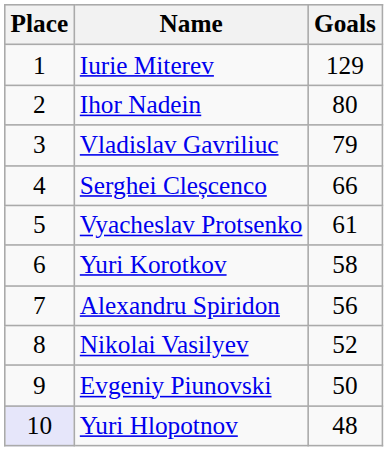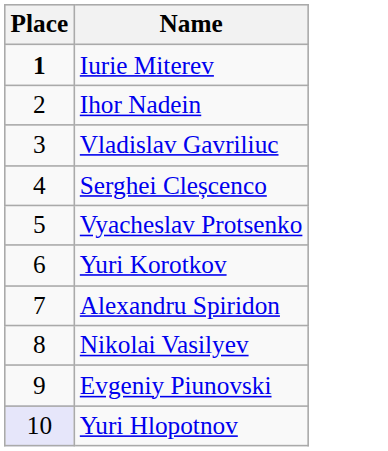- column: (345, 24)
(39, 64) normal -> (39, 64) bold
